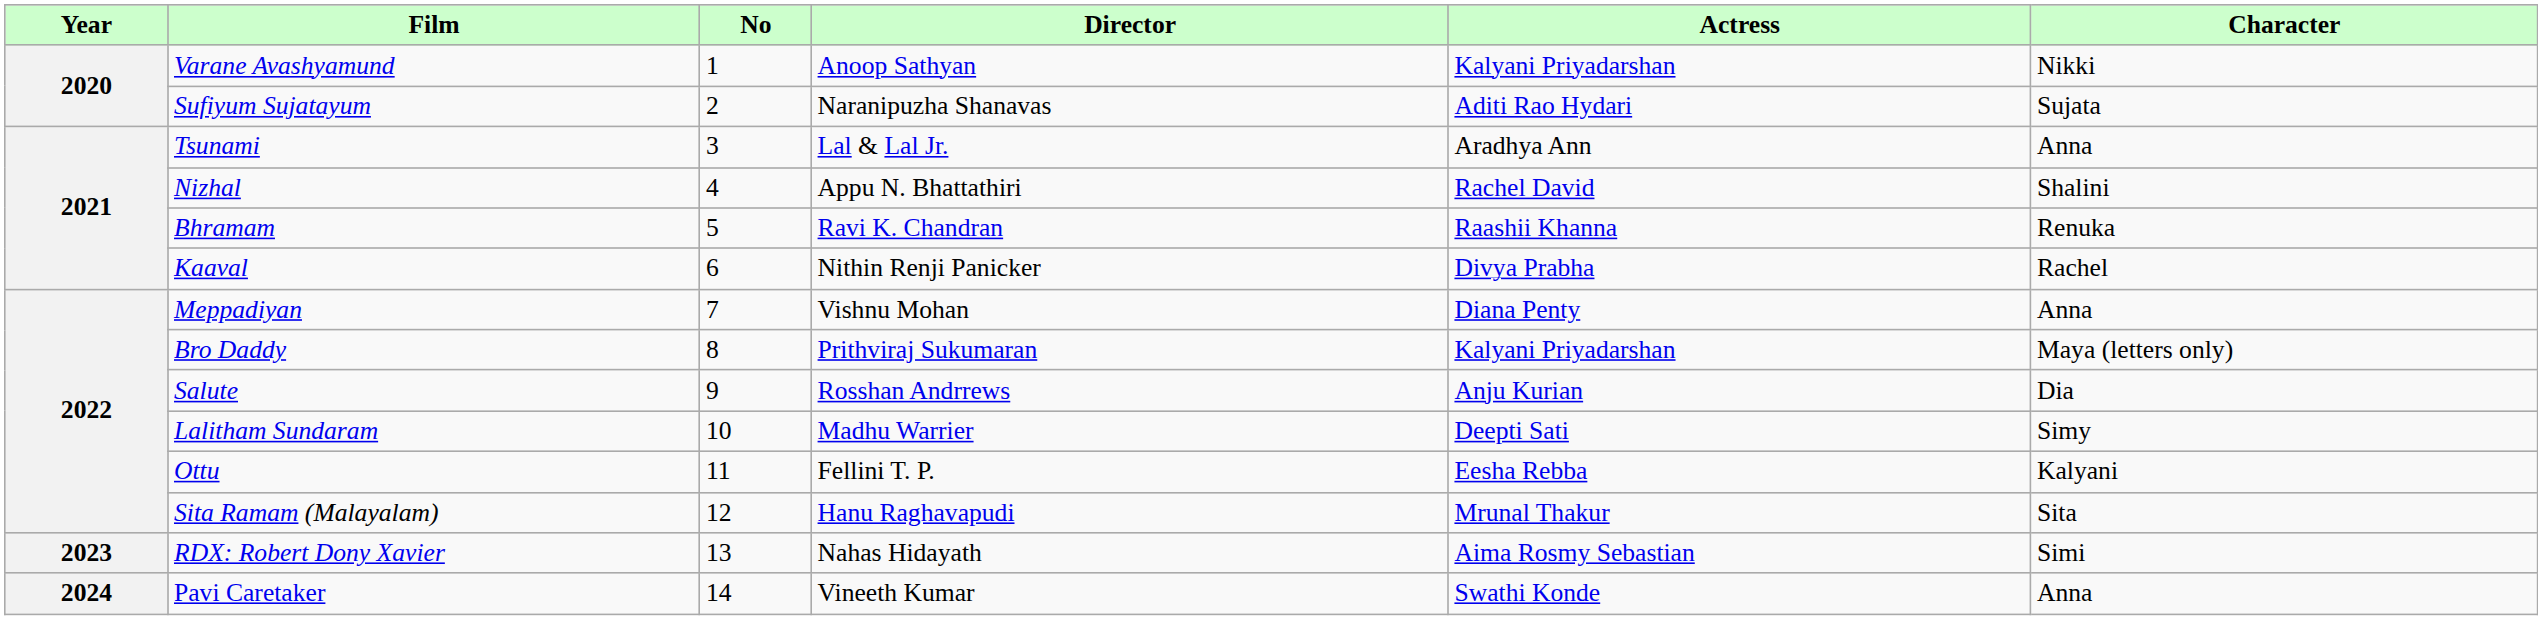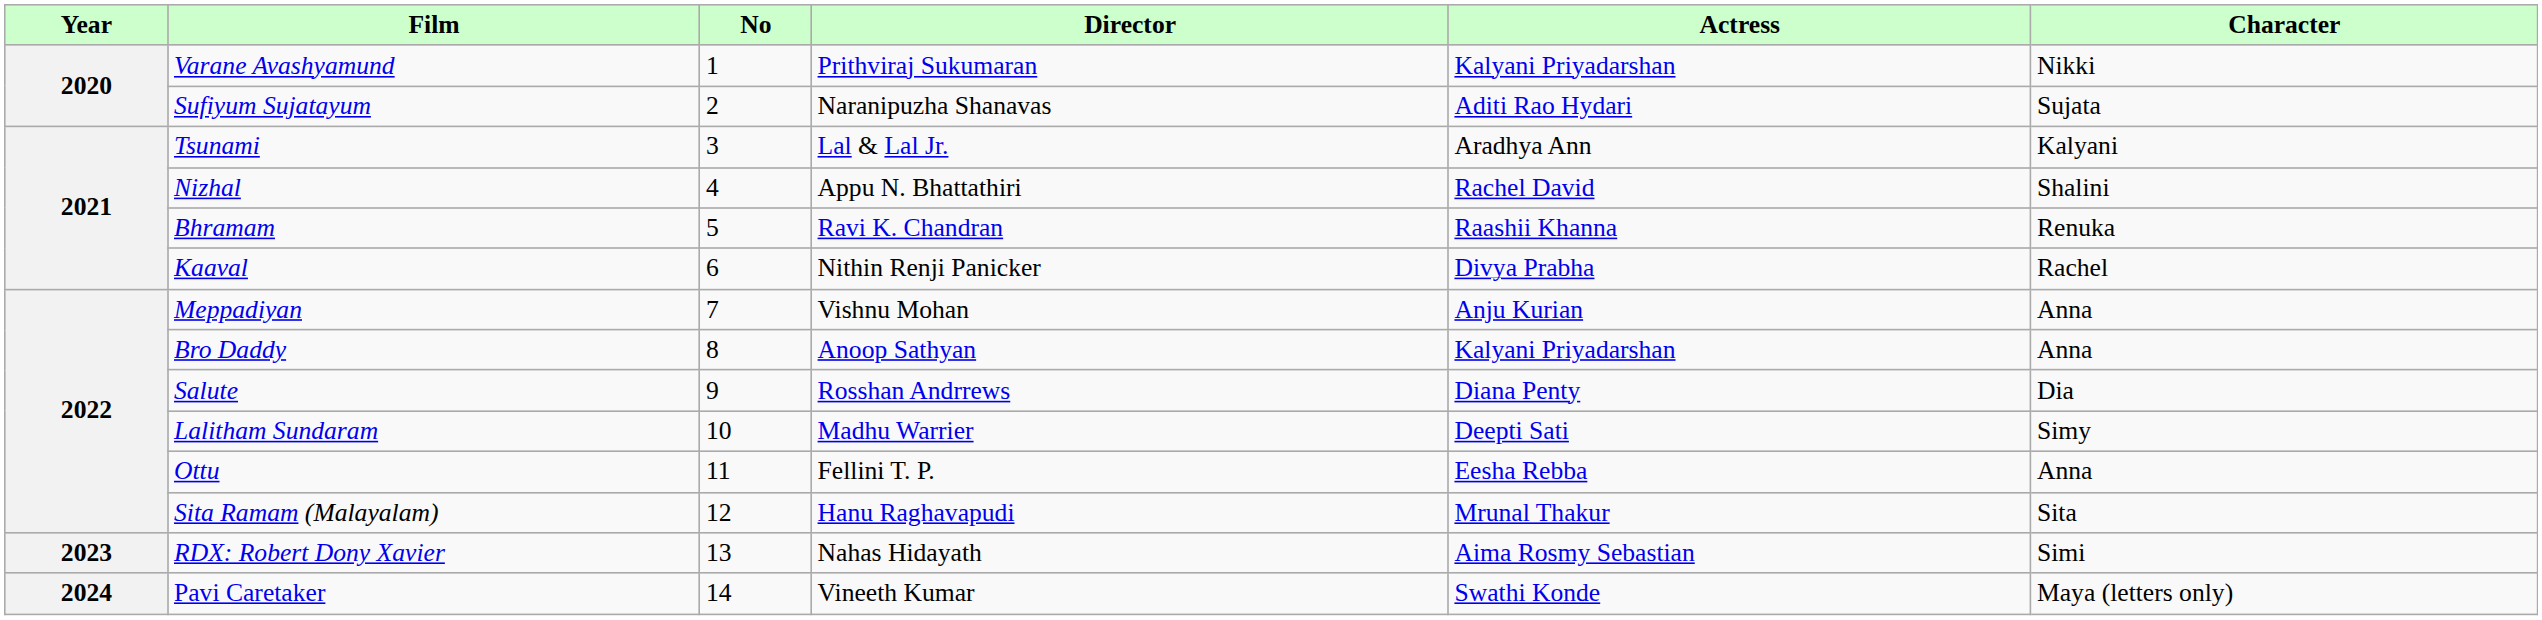(897, 65) Anoop Sathyan -> (927, 65) Prithviraj Sukumaran
(2065, 146) Anna -> (2077, 146) Kalyani
(1517, 308) Diana Penty -> (1519, 308) Anju Kurian
(927, 349) Prithviraj Sukumaran -> (897, 349) Anoop Sathyan
(2135, 349) Maya (letters only) -> (2065, 349) Anna
(1519, 390) Anju Kurian -> (1517, 390) Diana Penty
(2077, 471) Kalyani -> (2065, 471) Anna
(2065, 593) Anna -> (2135, 593) Maya (letters only)
